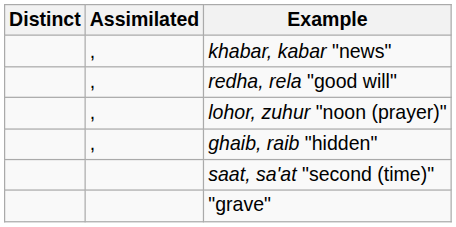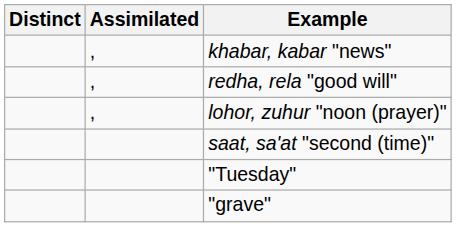- row: (293, 143)
+ row: (252, 174)
